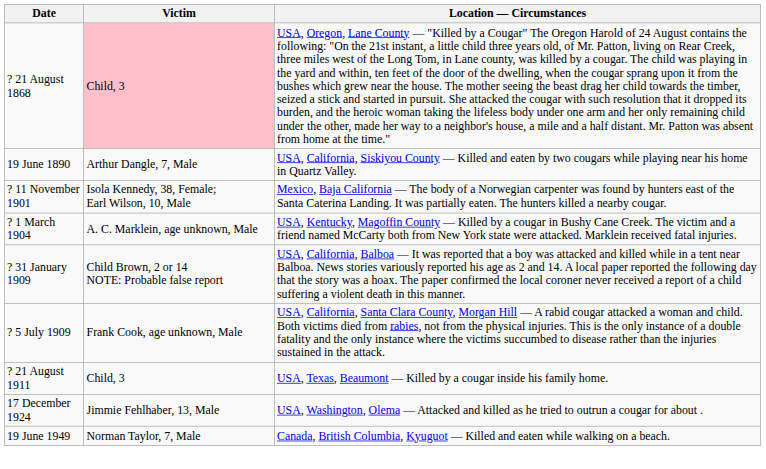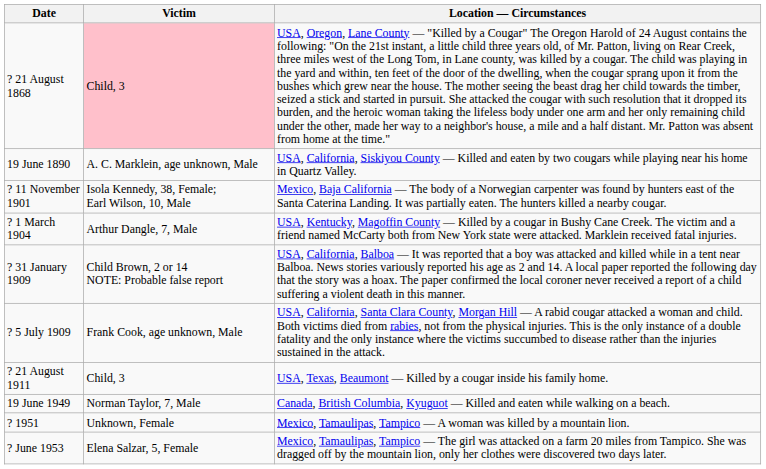(142, 164) Arthur Dangle, 7, Male -> (172, 164) A. C. Marklein, age unknown, Male
(172, 228) A. C. Marklein, age unknown, Male -> (142, 228) Arthur Dangle, 7, Male
- row: (39, 410)
+ row: (23, 422)
+ row: (35, 448)
